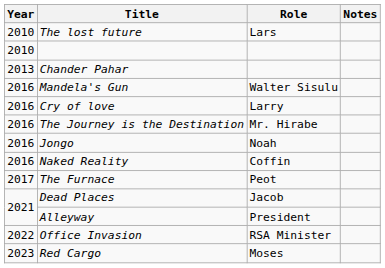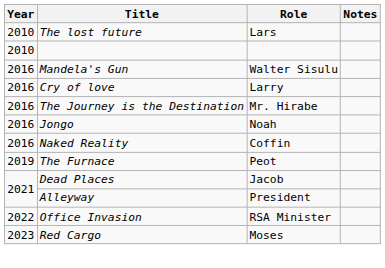- row: (84, 69)
(21, 180) 2017 -> (21, 161) 2019
